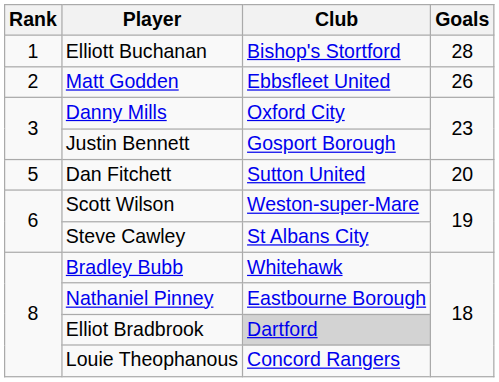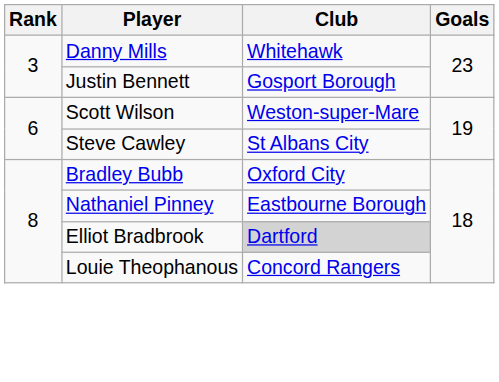- row: (136, 50)
- row: (122, 81)
(296, 112) Oxford City -> (295, 50) Whitehawk
- row: (118, 174)
(295, 267) Whitehawk -> (296, 174) Oxford City
